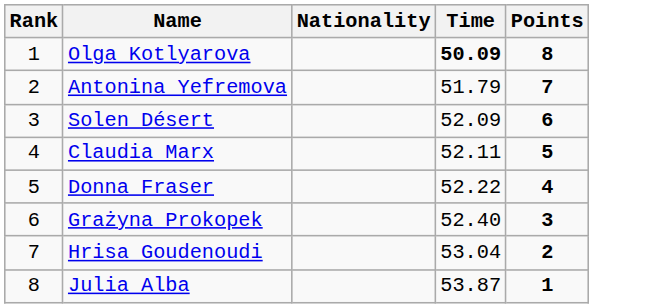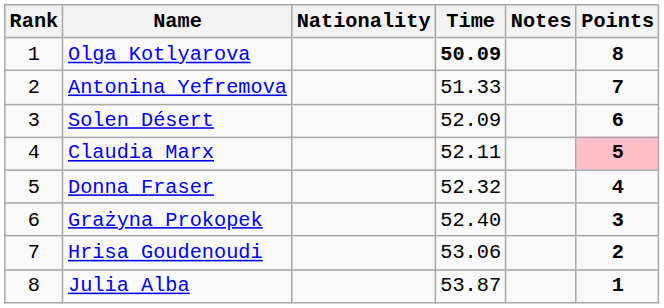+ column: (541, 21)
(471, 87) 51.79 -> (471, 87) 51.33
(547, 154) no background -> (618, 154) pink background
(471, 187) 52.22 -> (471, 187) 52.32
(471, 253) 53.04 -> (471, 253) 53.06
